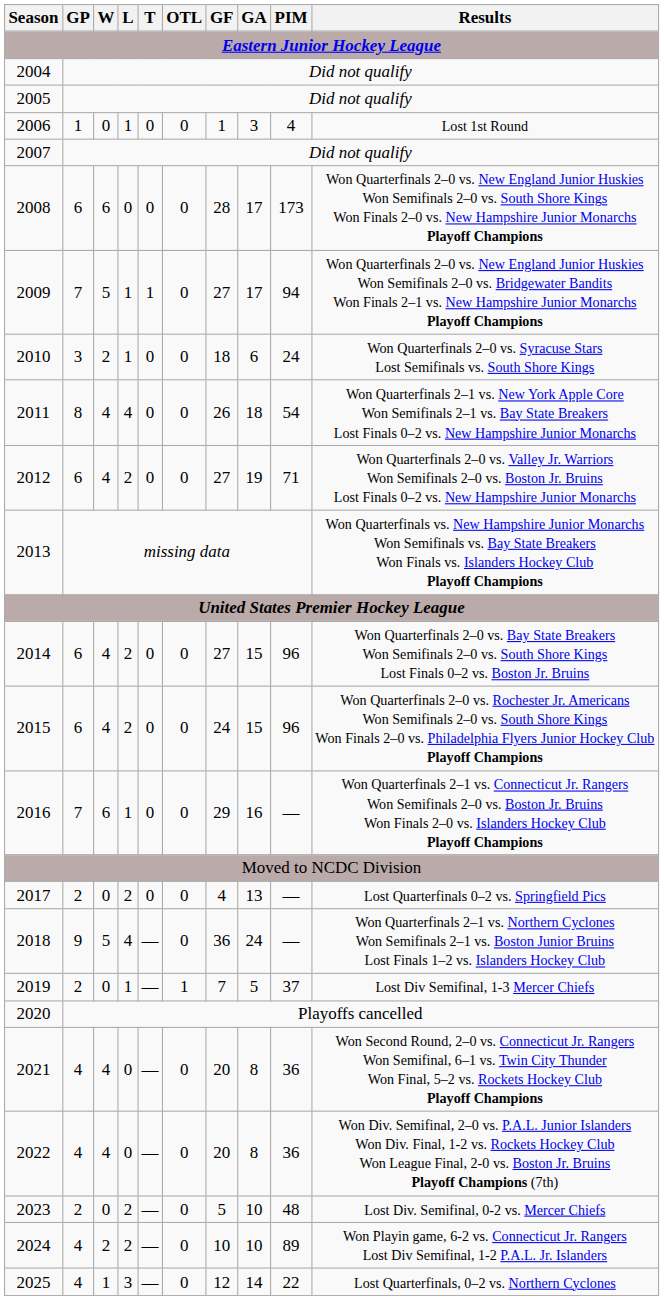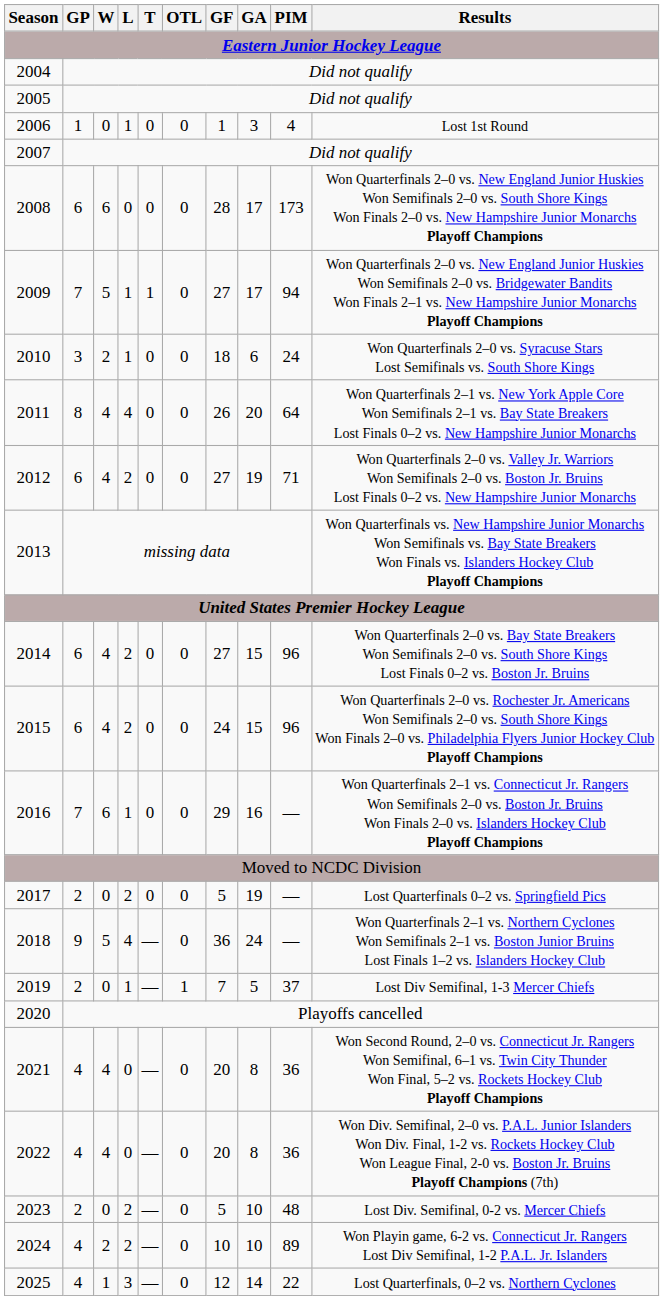(254, 412) 18 -> (254, 412) 20
(291, 412) 54 -> (291, 412) 64
(222, 894) 4 -> (222, 894) 5
(254, 894) 13 -> (254, 894) 19
